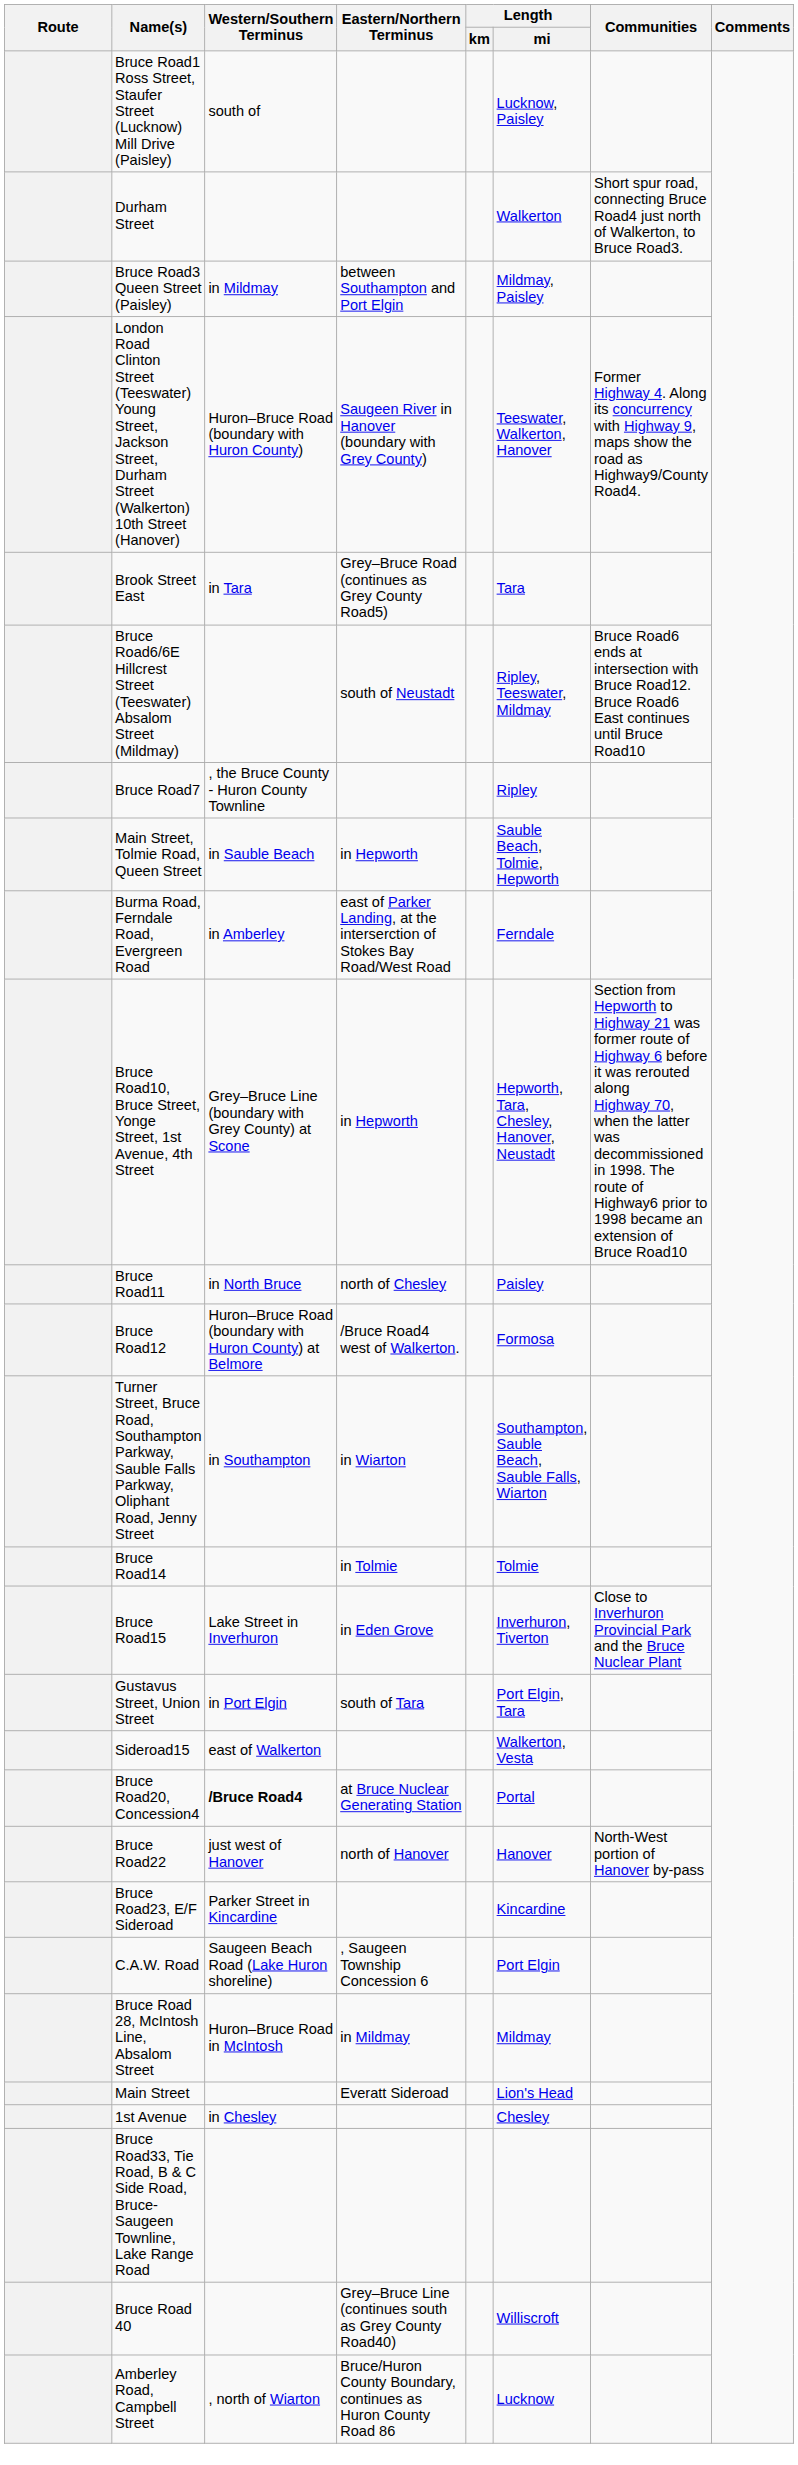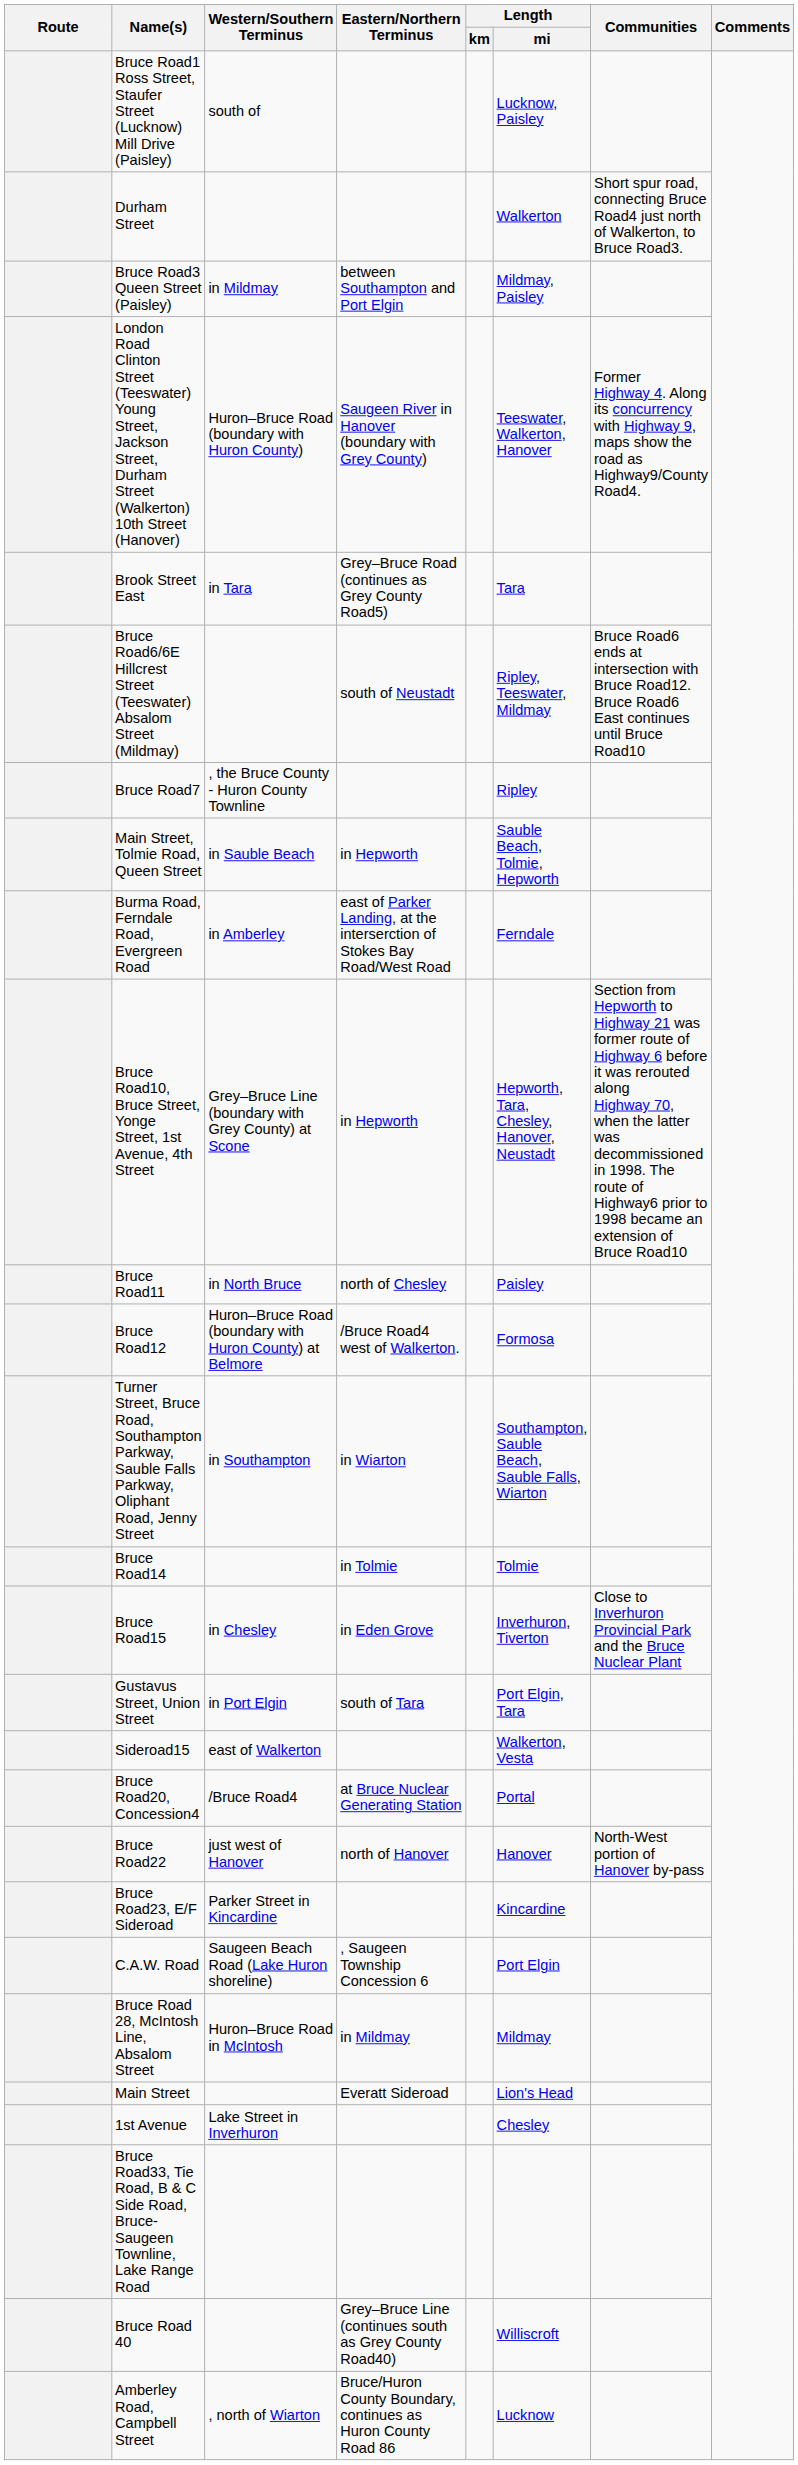(253, 1630) Lake Street in Inverhuron -> (242, 1630) in Chesley
(255, 1797) bold -> (253, 1797) normal
(242, 2116) in Chesley -> (253, 2124) Lake Street in Inverhuron
